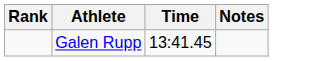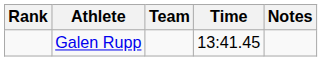+ column: (169, 17)
